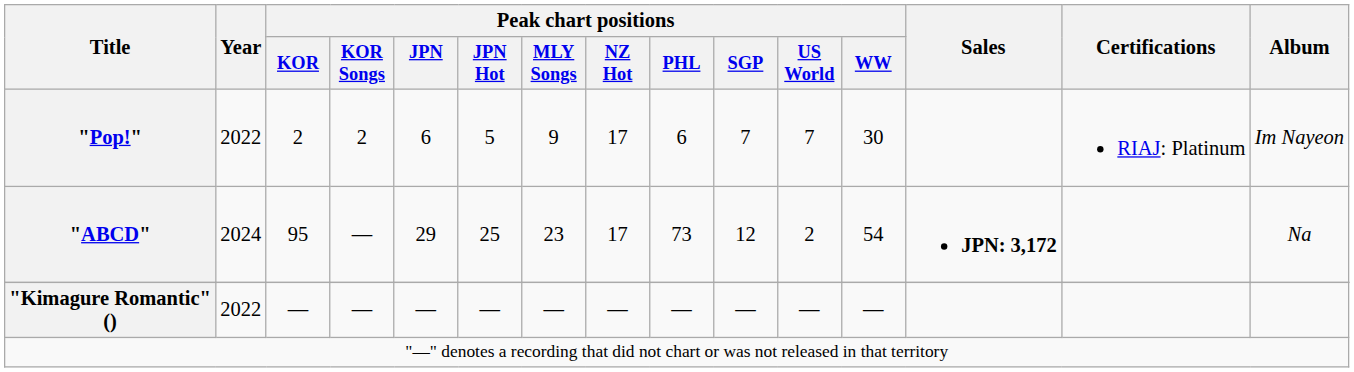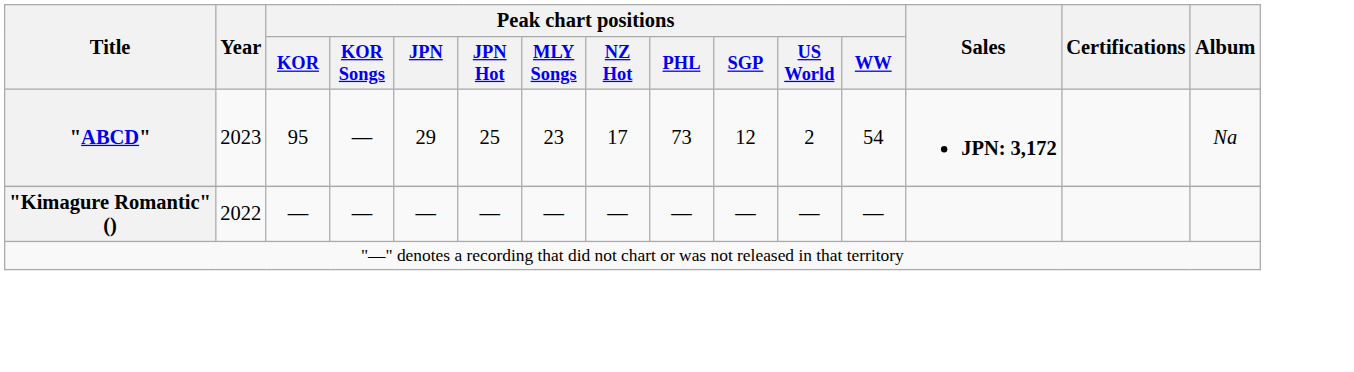- row: (110, 137)
(241, 233) 2024 -> (241, 137) 2023
